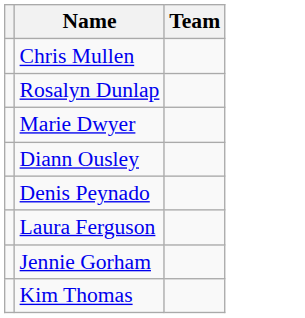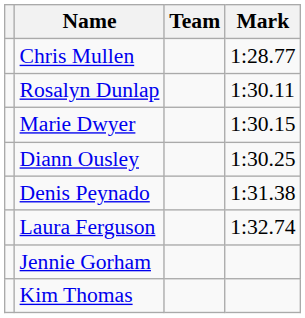+ column: (263, 21)
